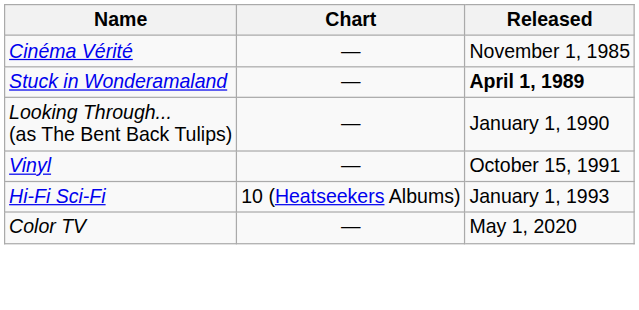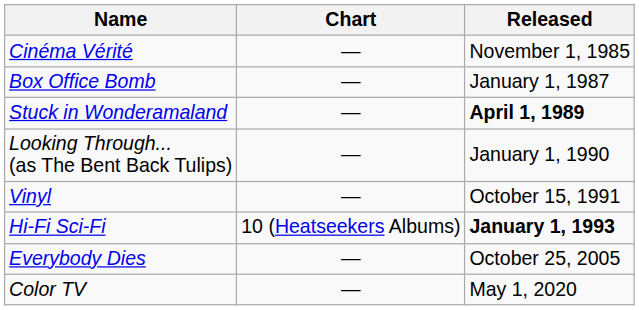+ row: (82, 81)
(539, 196) normal -> (542, 227) bold
+ row: (77, 258)
